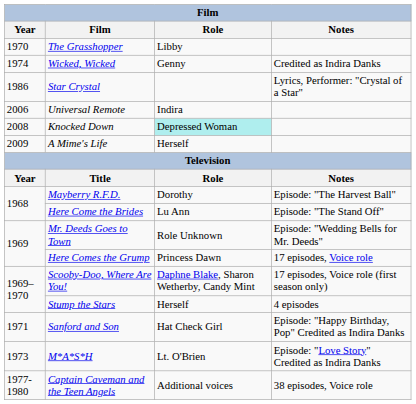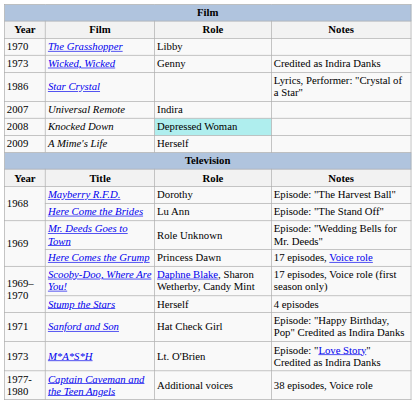(18, 64) 1974 -> (18, 64) 1973
(18, 110) 2006 -> (18, 110) 2007
